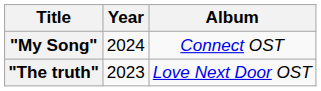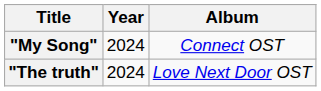(126, 72) 2023 -> (126, 72) 2024
